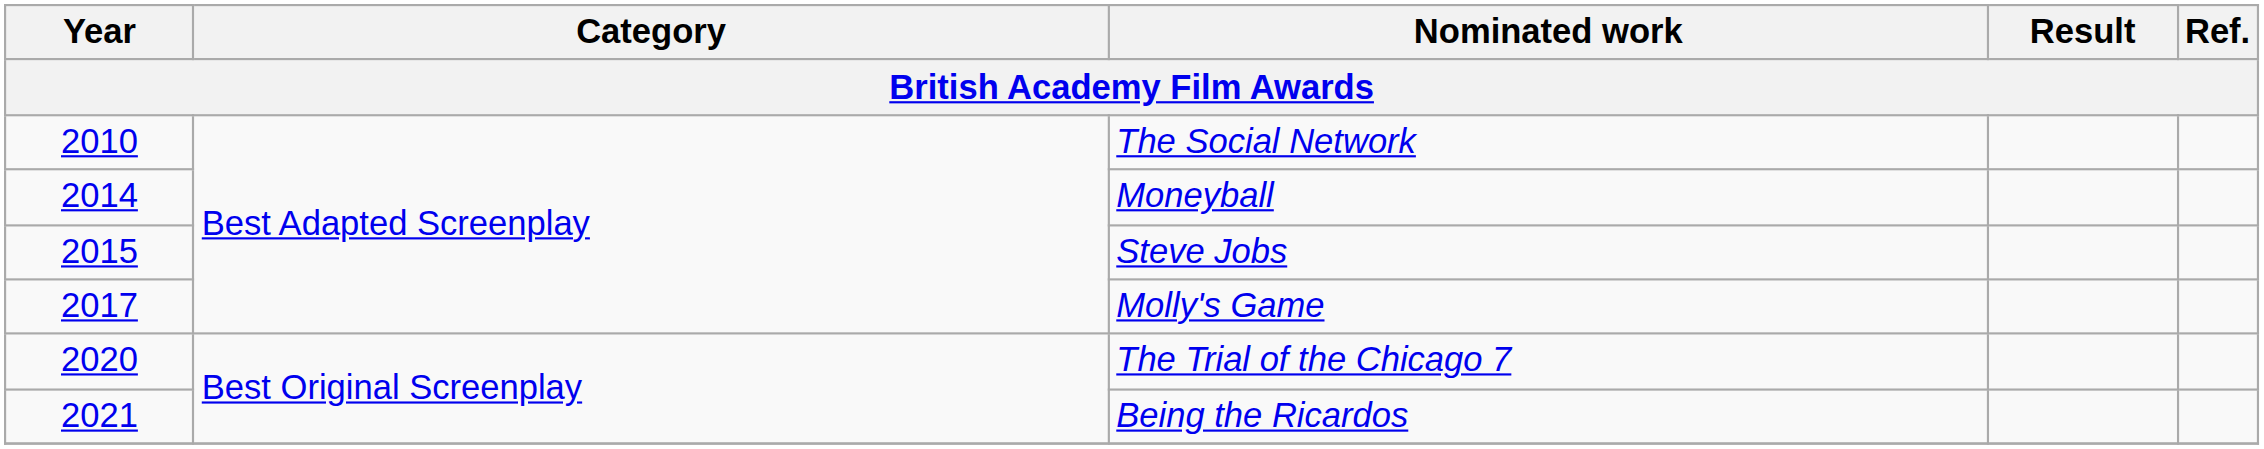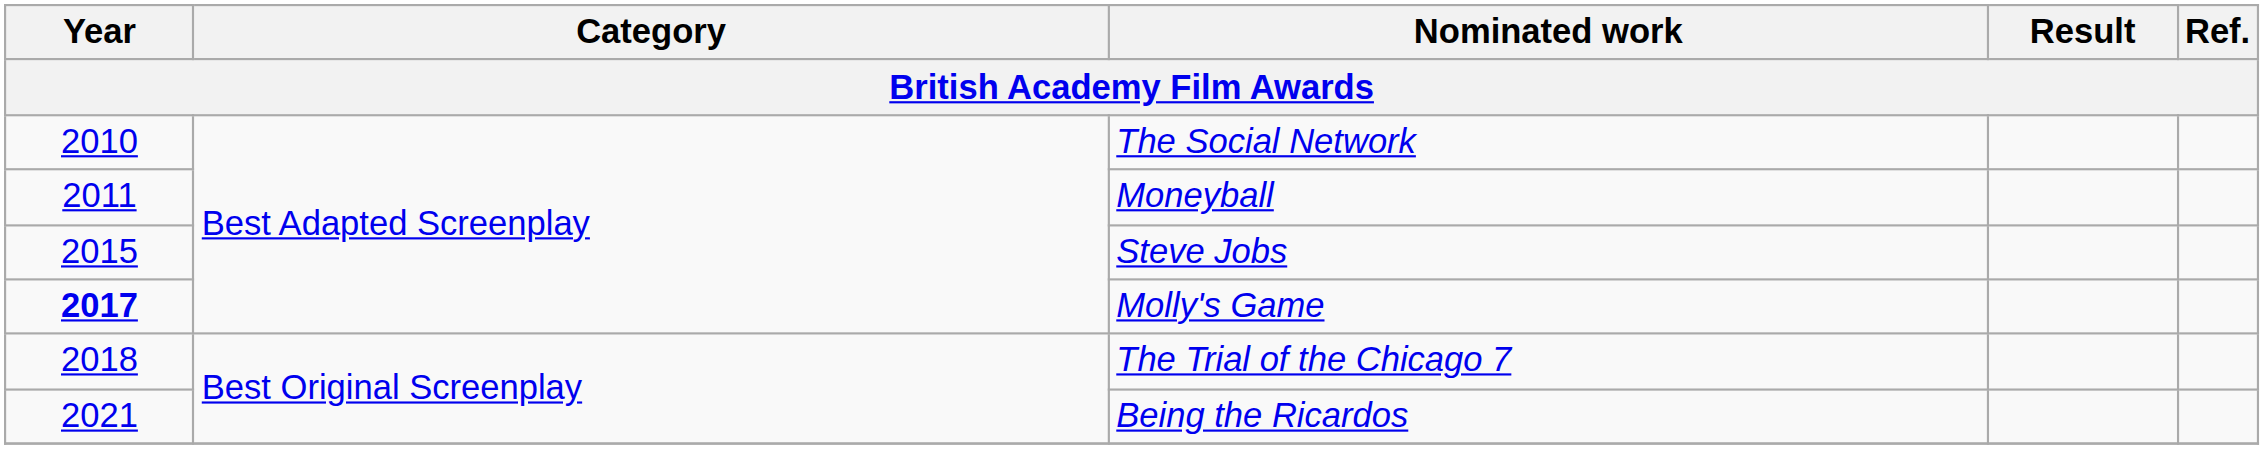(99, 196) 2014 -> (99, 196) 2011
(99, 305) normal -> (99, 305) bold
(99, 360) 2020 -> (99, 360) 2018
